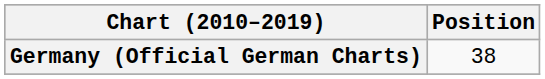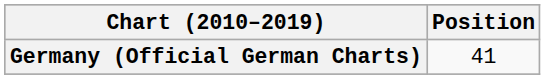(484, 57) 38 -> (484, 57) 41
